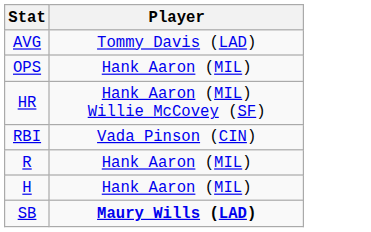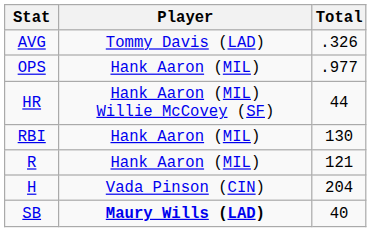+ column: (339, 17)
(177, 137) Vada Pinson (CIN) -> (185, 137) Hank Aaron (MIL)
(177, 188) Hank Aaron (MIL) -> (185, 188) Vada Pinson (CIN)
